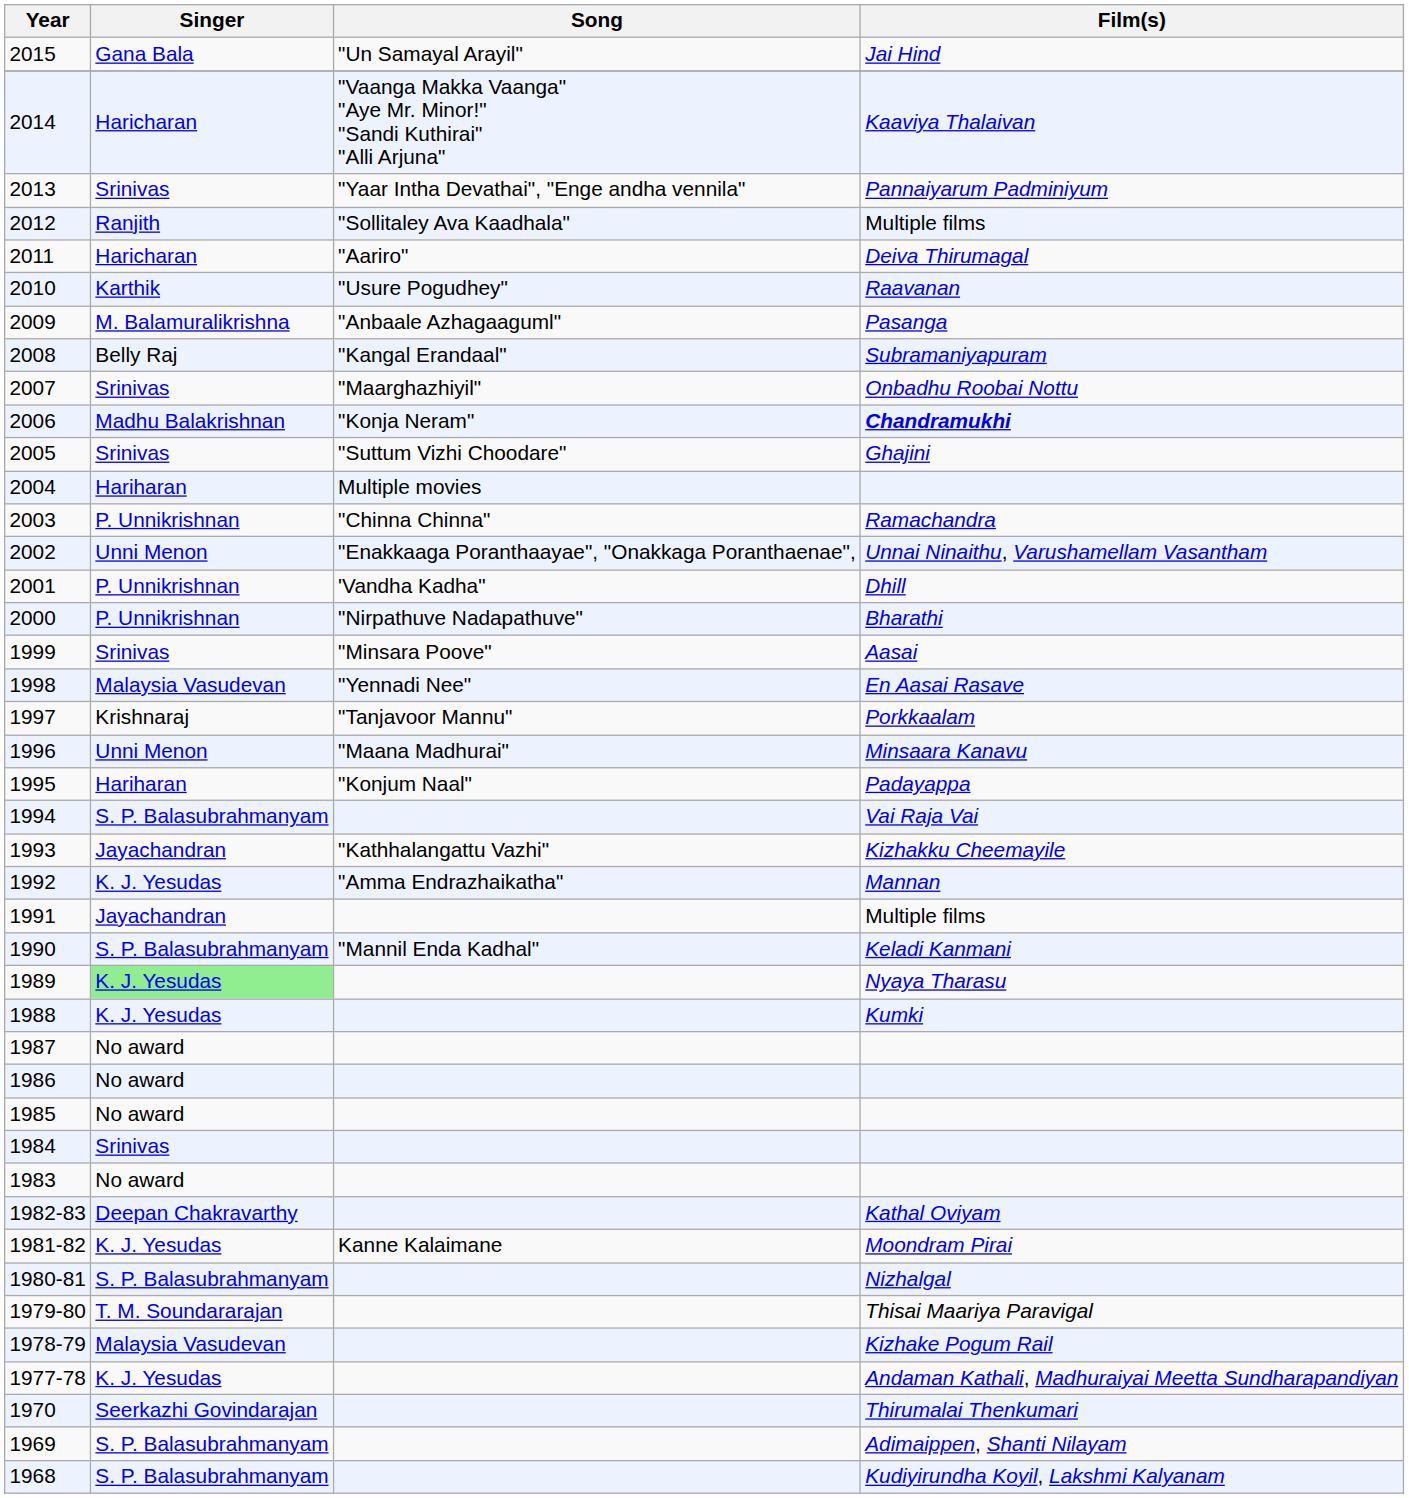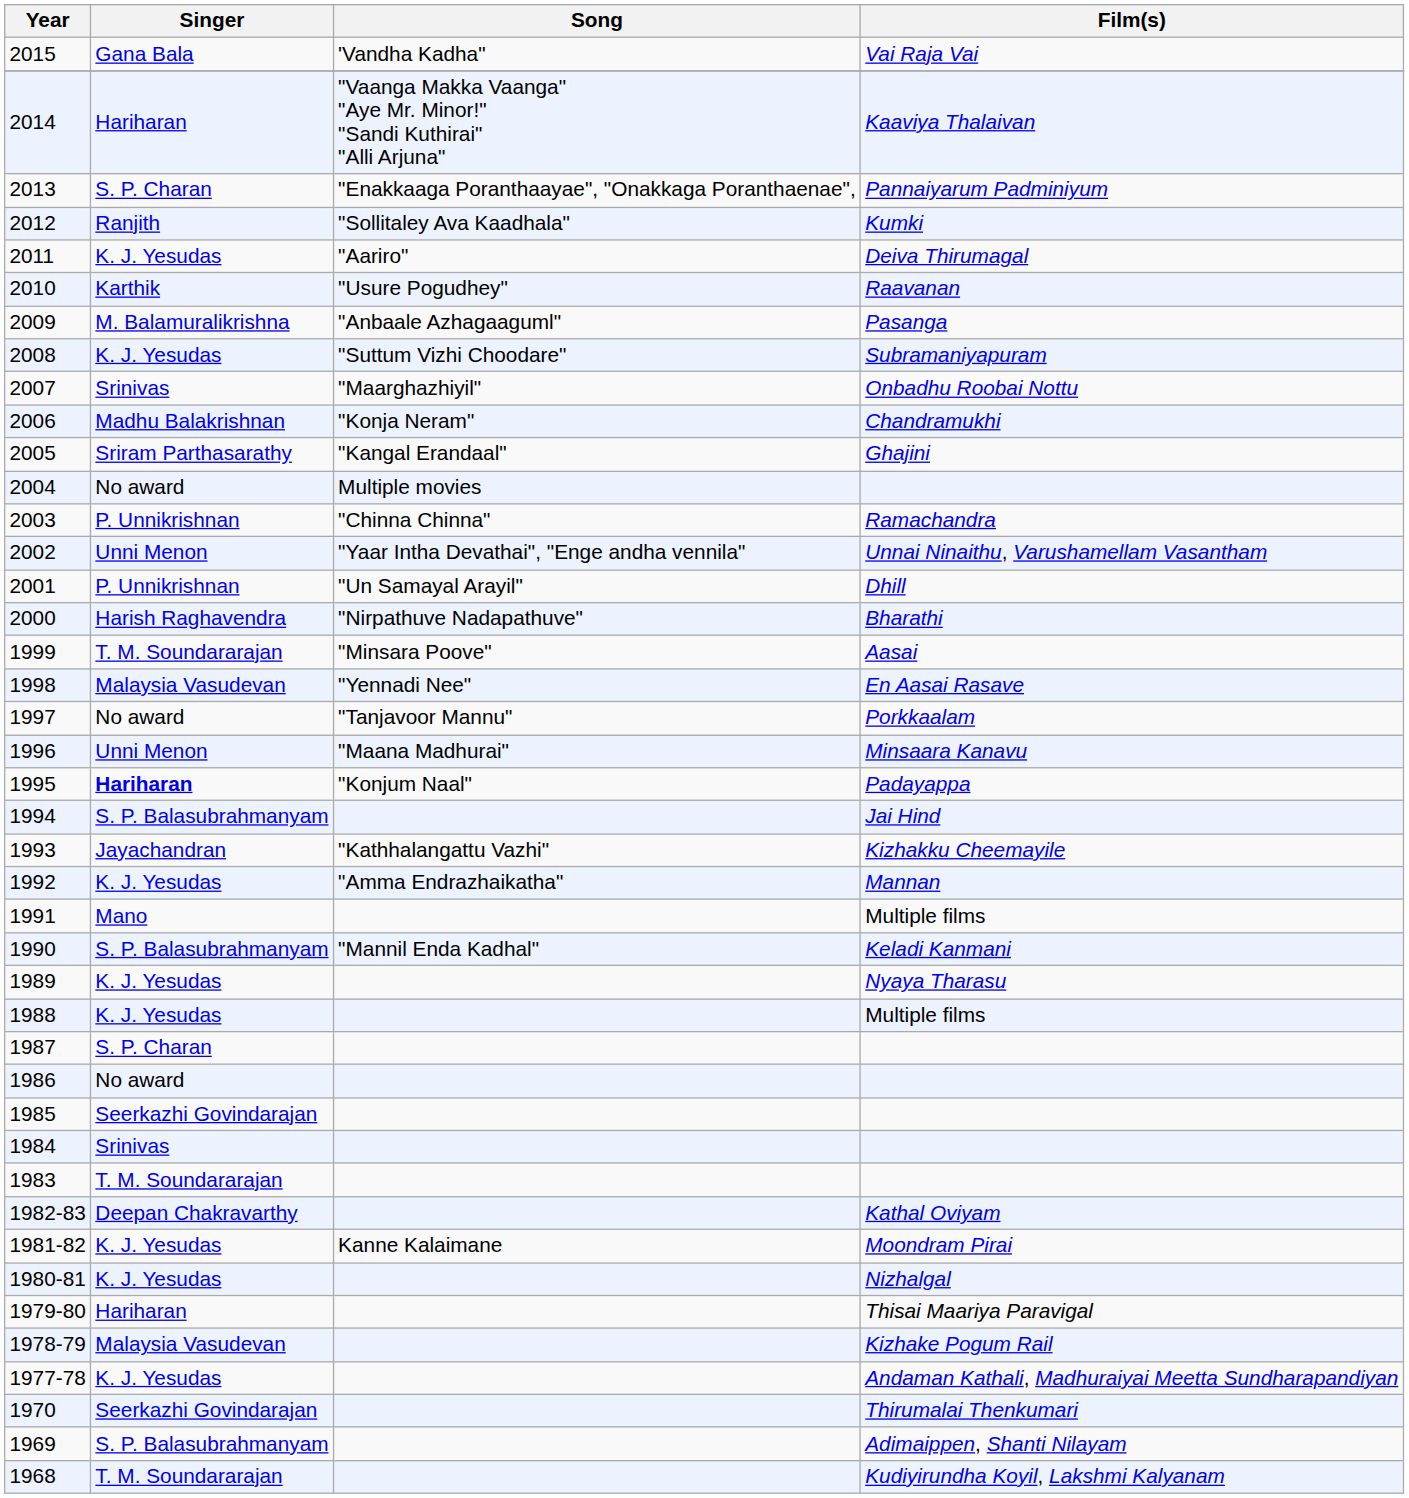(430, 53) "Un Samayal Arayil" -> (412, 53) 'Vandha Kadha"
(903, 53) Jai Hind -> (922, 53) Vai Raja Vai
(146, 122) Haricharan -> (141, 122) Hariharan
(132, 190) Srinivas -> (154, 190) S. P. Charan
(542, 190) "Yaar Intha Devathai", "Enge andha vennila" -> (597, 190) "Enakkaaga Poranthaayae", "Onakkaga Poranthaenae",
(925, 223) Multiple films -> (894, 223) Kumki
(146, 256) Haricharan -> (158, 256) K. J. Yesudas
(136, 355) Belly Raj -> (158, 355) K. J. Yesudas
(422, 355) "Kangal Erandaal" -> (452, 355) "Suttum Vizhi Choodare"
(938, 421) bold -> (933, 421) normal
(132, 454) Srinivas -> (194, 454) Sriram Parthasarathy
(452, 454) "Suttum Vizhi Choodare" -> (422, 454) "Kangal Erandaal"
(141, 487) Hariharan -> (140, 487) No award
(597, 553) "Enakkaaga Poranthaayae", "Onakkaga Poranthaenae", -> (542, 553) "Yaar Intha Devathai", "Enge andha vennila"
(412, 586) 'Vandha Kadha" -> (430, 586) "Un Samayal Arayil"
(167, 618) P. Unnikrishnan -> (191, 618) Harish Raghavendra
(132, 651) Srinivas -> (189, 651) T. M. Soundararajan
(142, 717) Krishnaraj -> (140, 717) No award
(141, 783) normal -> (144, 783) bold
(922, 816) Vai Raja Vai -> (903, 816) Jai Hind
(161, 915) Jayachandran -> (121, 915) Mano
(158, 981) lightgreen background -> (158, 981) no background
(894, 1014) Kumki -> (925, 1014) Multiple films
(140, 1047) No award -> (154, 1047) S. P. Charan
(140, 1113) No award -> (206, 1113) Seerkazhi Govindarajan
(140, 1179) No award -> (189, 1179) T. M. Soundararajan
(212, 1278) S. P. Balasubrahmanyam -> (158, 1278) K. J. Yesudas
(189, 1311) T. M. Soundararajan -> (141, 1311) Hariharan
(212, 1476) S. P. Balasubrahmanyam -> (189, 1476) T. M. Soundararajan
